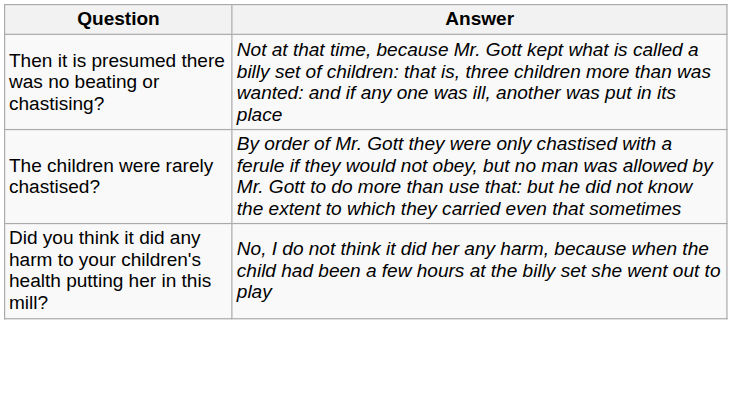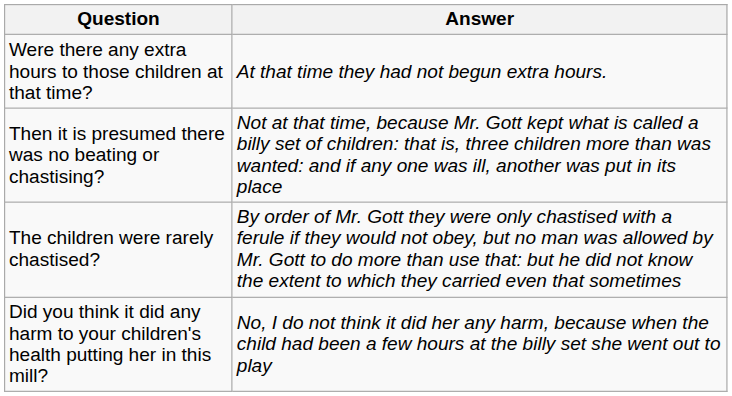+ row: (116, 71)
